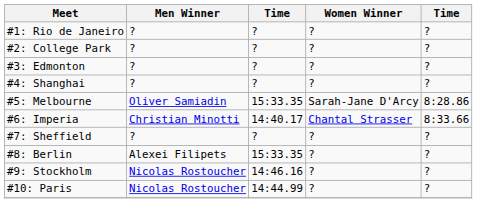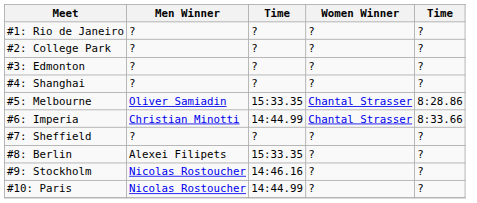(363, 101) Sarah-Jane D'Arcy -> (360, 101) Chantal Strasser
(277, 119) 14:40.17 -> (277, 119) 14:44.99
